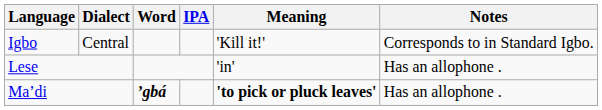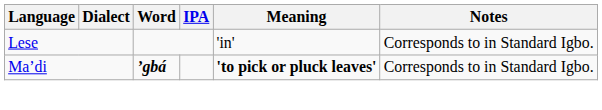- row: (23, 42)
(443, 67) Has an allophone . -> (489, 42) Corresponds to in Standard Igbo.
(443, 92) Has an allophone . -> (489, 67) Corresponds to in Standard Igbo.
